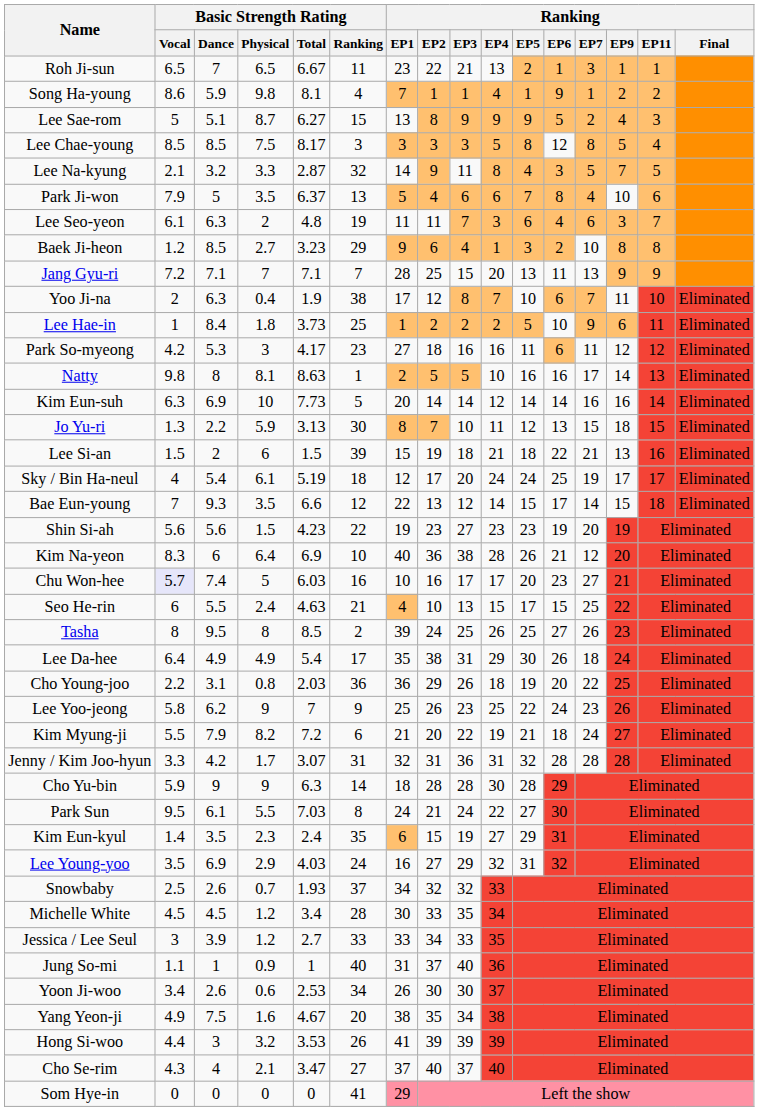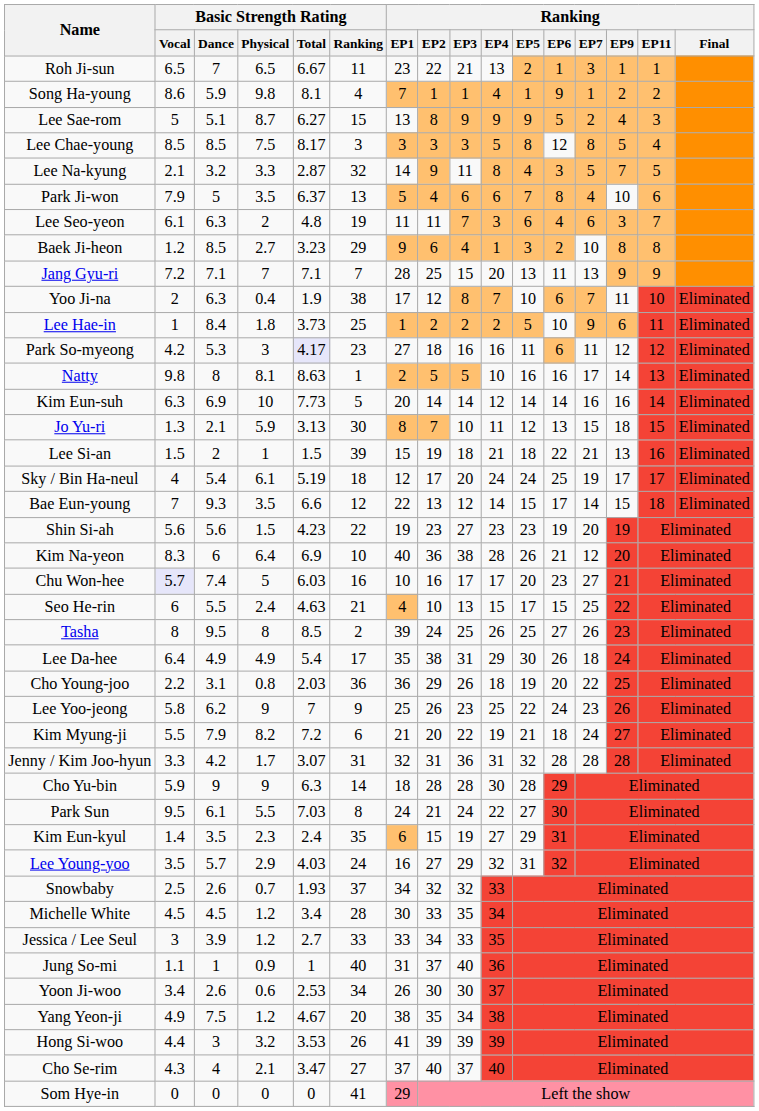(311, 350) no background -> (311, 350) lavender background
(216, 427) 2.2 -> (216, 427) 2.1
(265, 453) 6 -> (265, 453) 1
(216, 863) 6.9 -> (216, 863) 5.7
(265, 1016) 1.6 -> (265, 1016) 1.2
